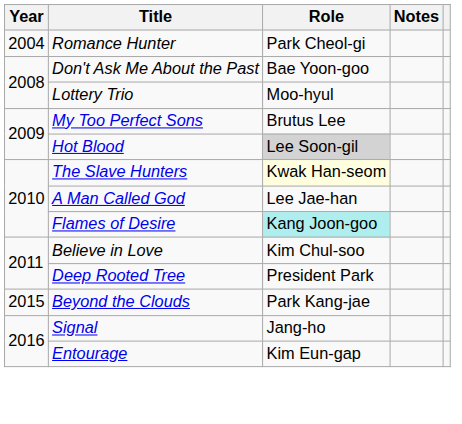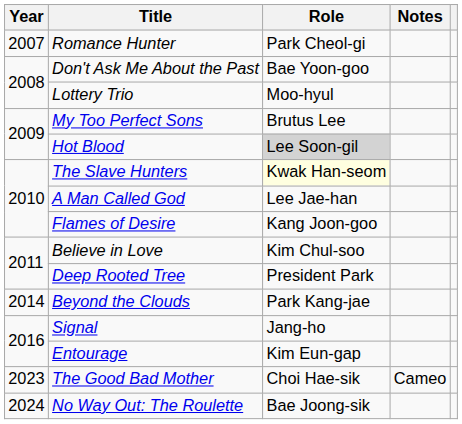(26, 43) 2004 -> (26, 43) 2007
(322, 224) paleturquoise background -> (322, 224) no background
(26, 302) 2015 -> (26, 302) 2014
+ row: (133, 379)
+ row: (148, 405)
